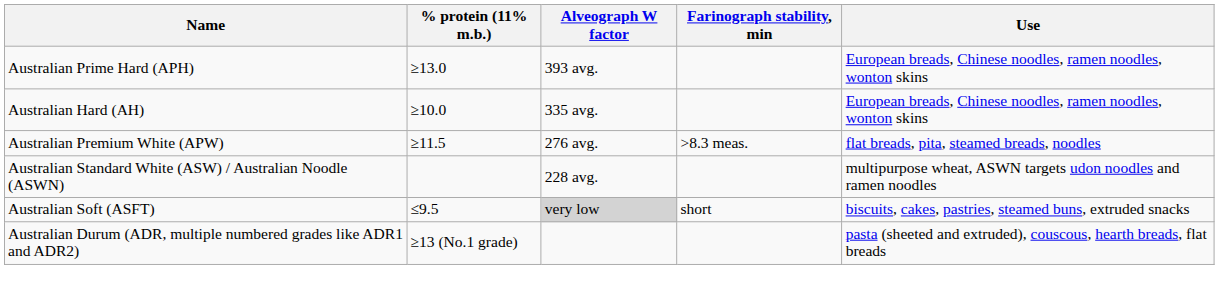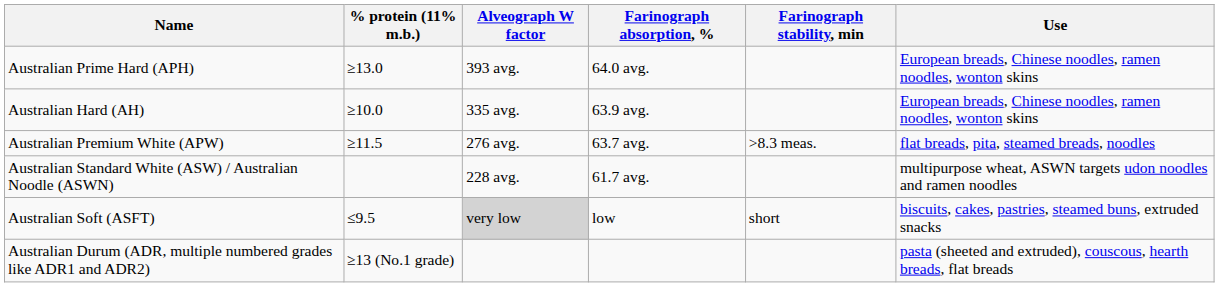+ column: (667, 25)
